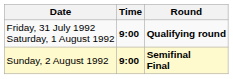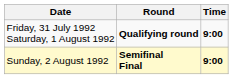columns swapped: (131, 12) <-> (186, 12)
